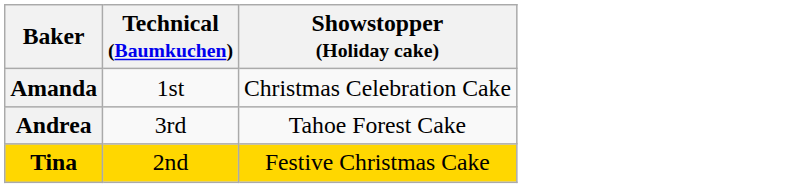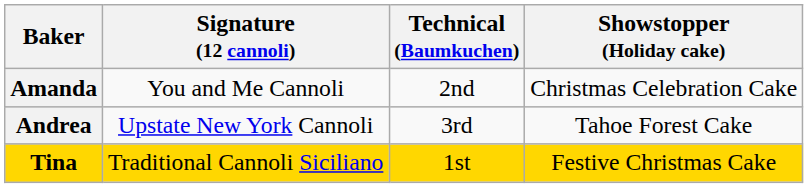+ column: (246, 36)
(170, 87) 1st -> (457, 87) 2nd
(170, 162) 2nd -> (457, 162) 1st
